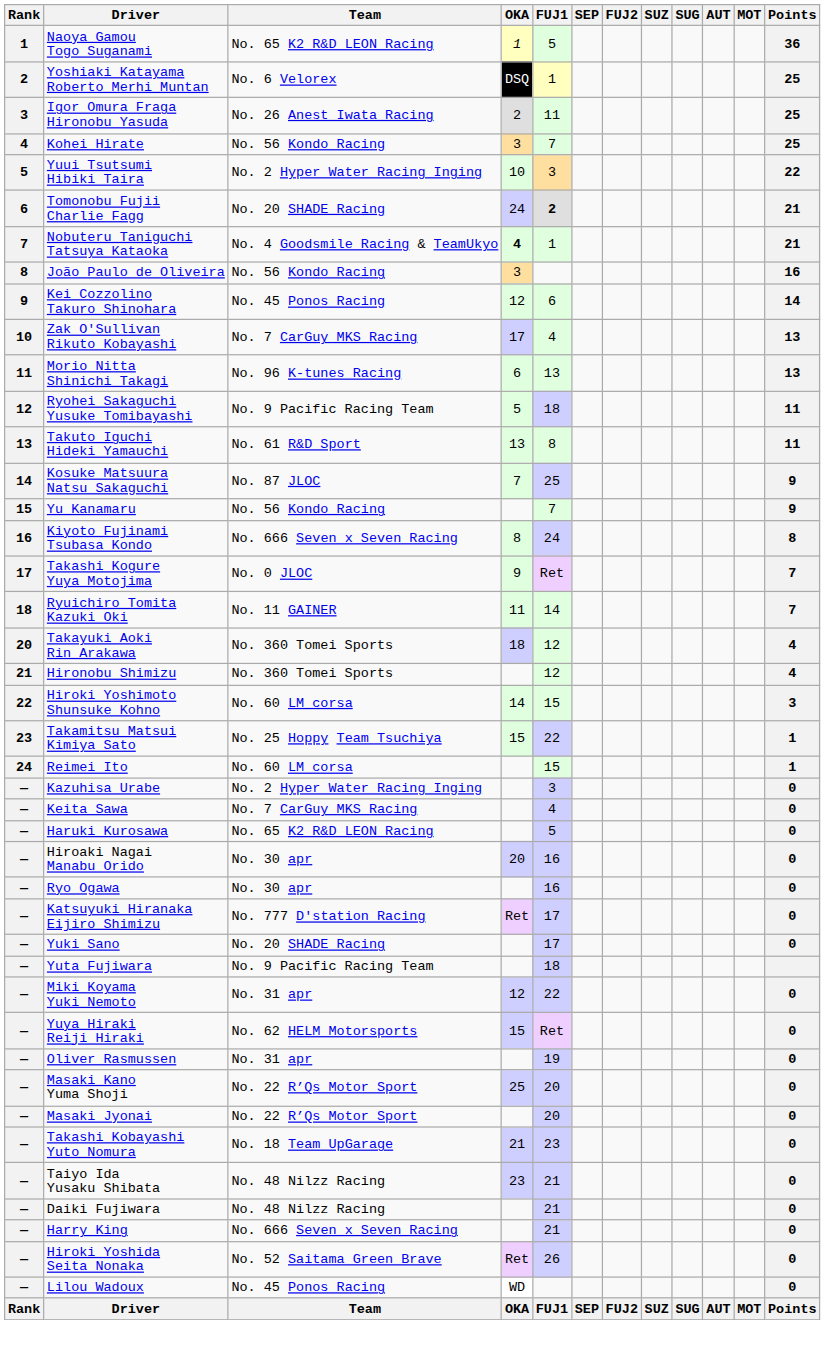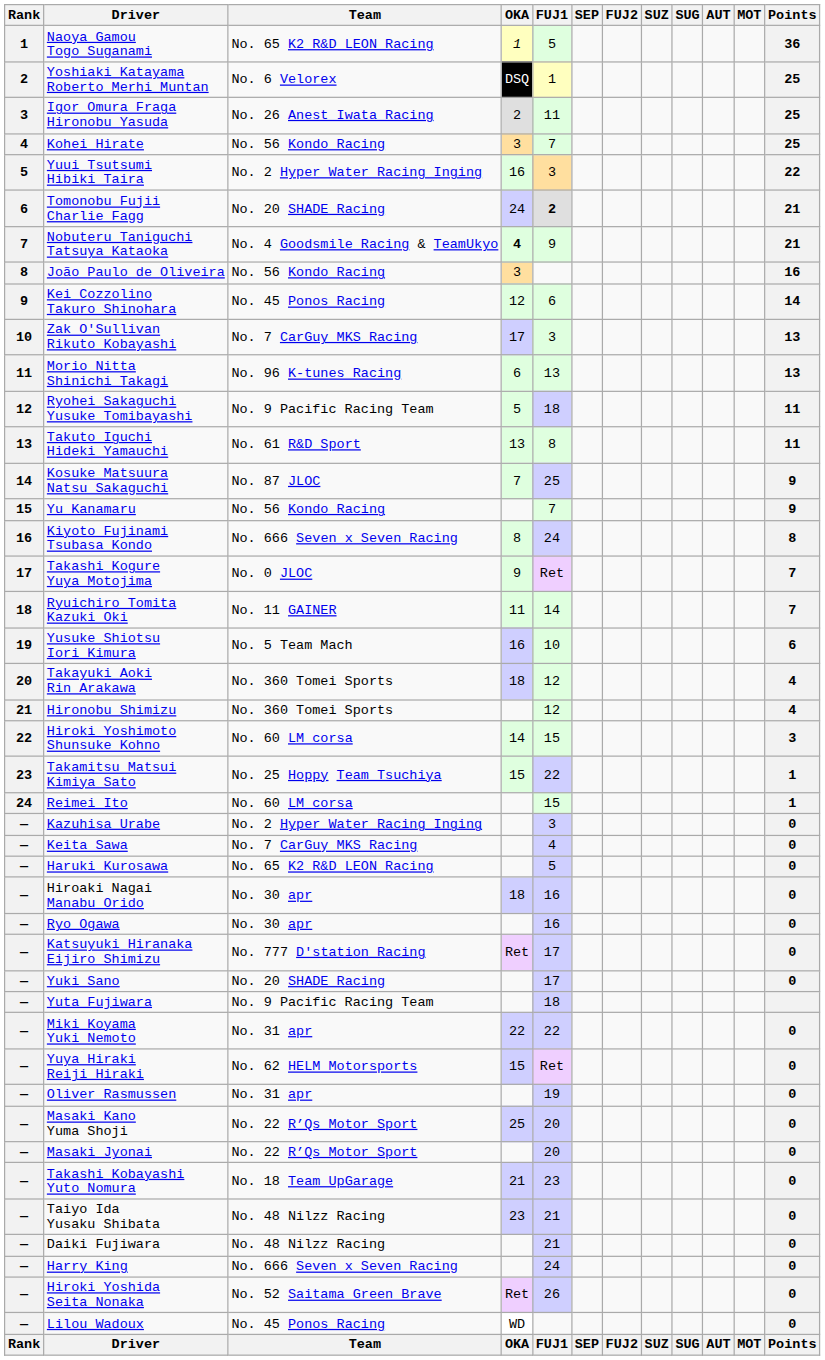(517, 173) 10 -> (517, 173) 16
(552, 244) 1 -> (552, 244) 9
(552, 337) 4 -> (552, 337) 3
+ row: (103, 646)
(517, 859) 20 -> (517, 895) 18
(517, 995) 12 -> (517, 1031) 22
(552, 1231) 21 -> (552, 1267) 24
